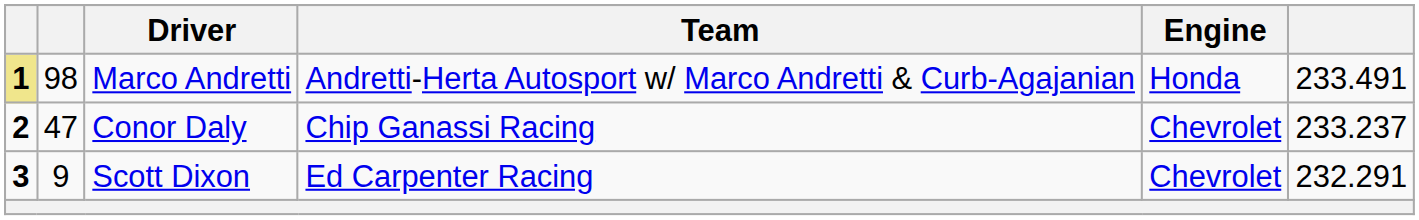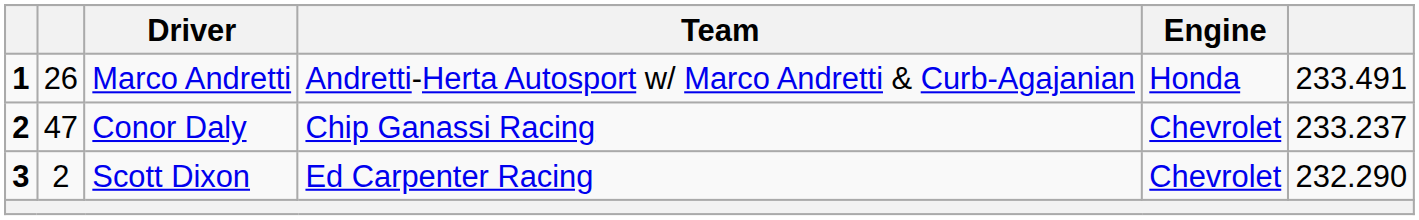(21, 78) khaki background -> (21, 78) no background
(61, 78) 98 -> (61, 78) 26
(61, 176) 9 -> (61, 176) 2
(1351, 176) 232.291 -> (1351, 176) 232.290
